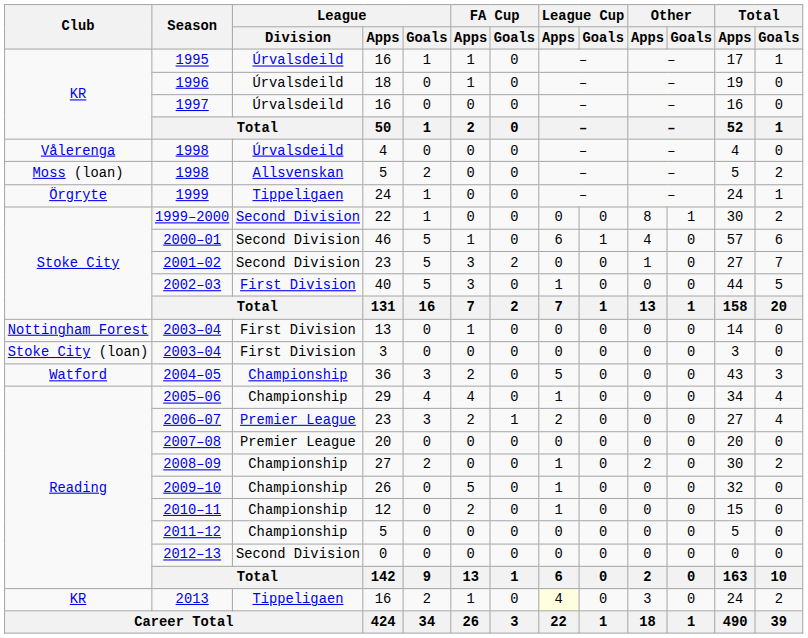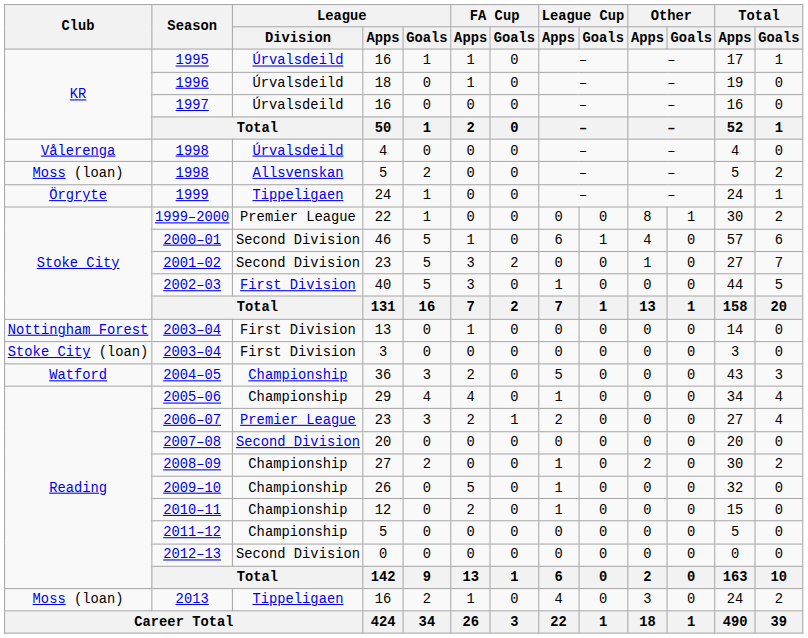(298, 218) Second Division -> (298, 218) Premier League
(298, 442) Premier League -> (298, 442) Second Division
(78, 600) KR -> (78, 600) Moss (loan)
(559, 600) lightyellow background -> (559, 600) no background
